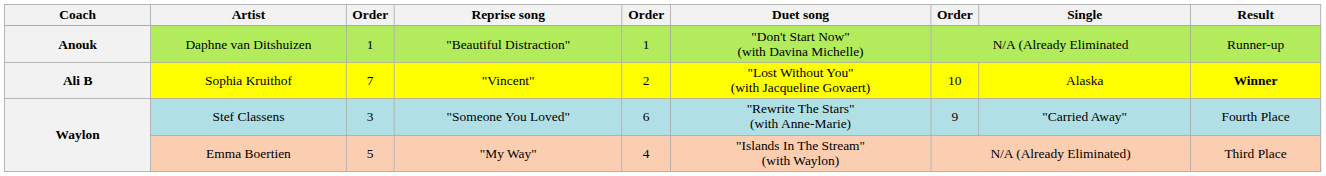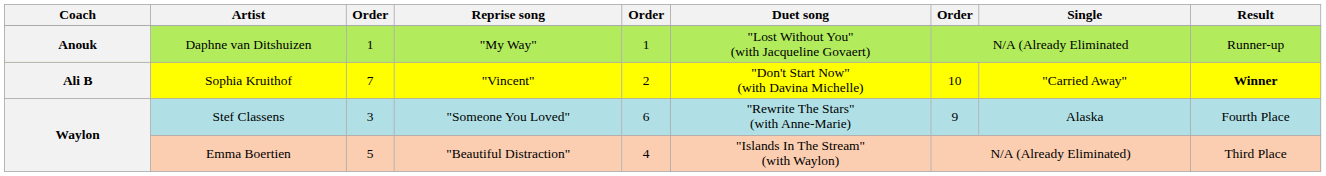(508, 44) "Beautiful Distraction" -> (508, 44) "My Way"
(801, 44) "Don't Start Now" (with Davina Michelle) -> (801, 44) "Lost Without You" (with Jacqueline Govaert)
(801, 80) "Lost Without You" (with Jacqueline Govaert) -> (801, 80) "Don't Start Now" (with Davina Michelle)
(1085, 80) Alaska -> (1085, 80) "Carried Away"
(1085, 116) "Carried Away" -> (1085, 116) Alaska
(508, 153) "My Way" -> (508, 153) "Beautiful Distraction"
